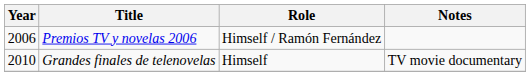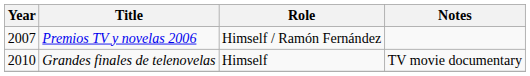(22, 37) 2006 -> (22, 37) 2007
